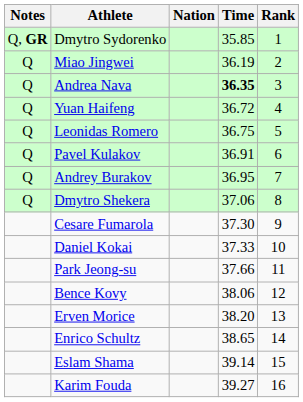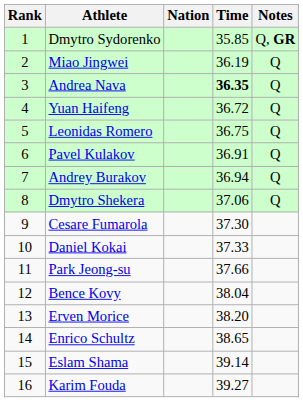columns swapped: (278, 16) <-> (28, 16)
(238, 177) 36.95 -> (232, 177) 36.94
(238, 293) 38.06 -> (232, 293) 38.04
